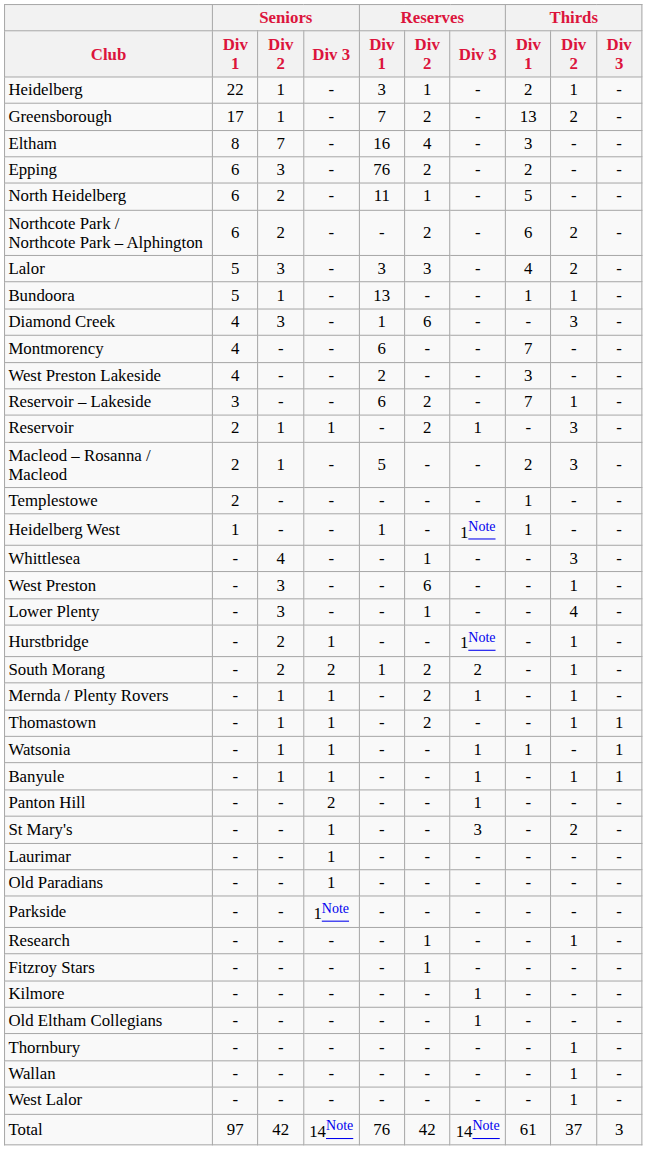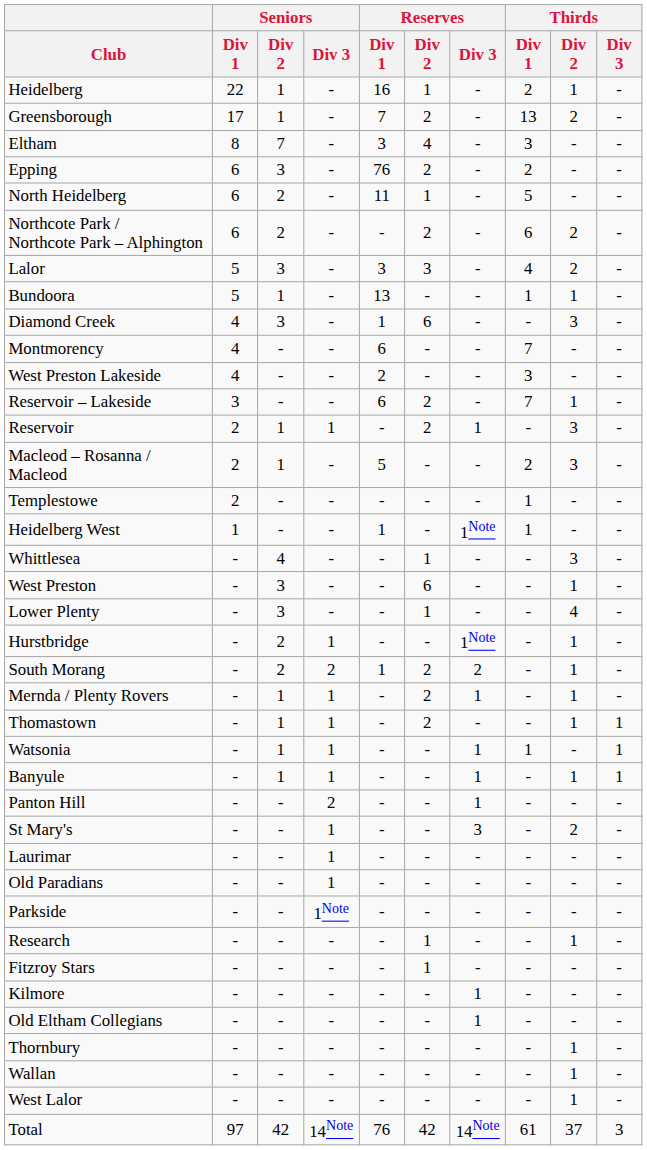(382, 90) 3 -> (382, 90) 16
(382, 143) 16 -> (382, 143) 3
